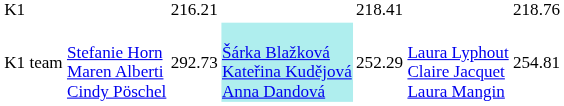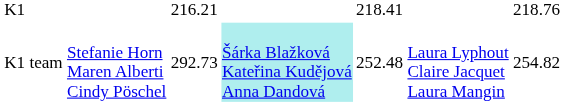(380, 62) 252.29 -> (380, 62) 252.48
(537, 62) 254.81 -> (537, 62) 254.82
